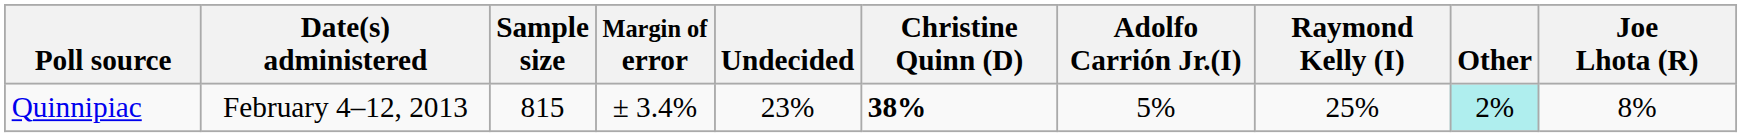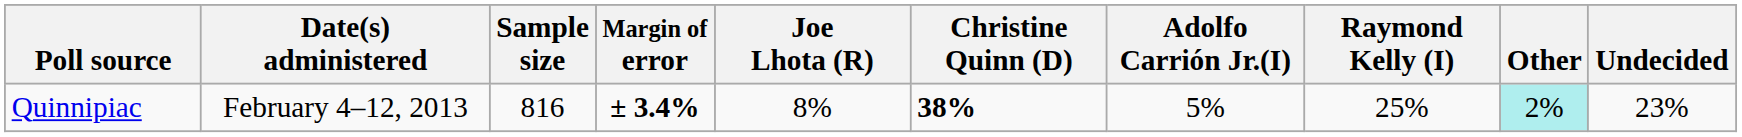columns swapped: (1637, 44) <-> (788, 60)
(543, 107) 815 -> (543, 107) 816
(655, 107) normal -> (655, 107) bold
